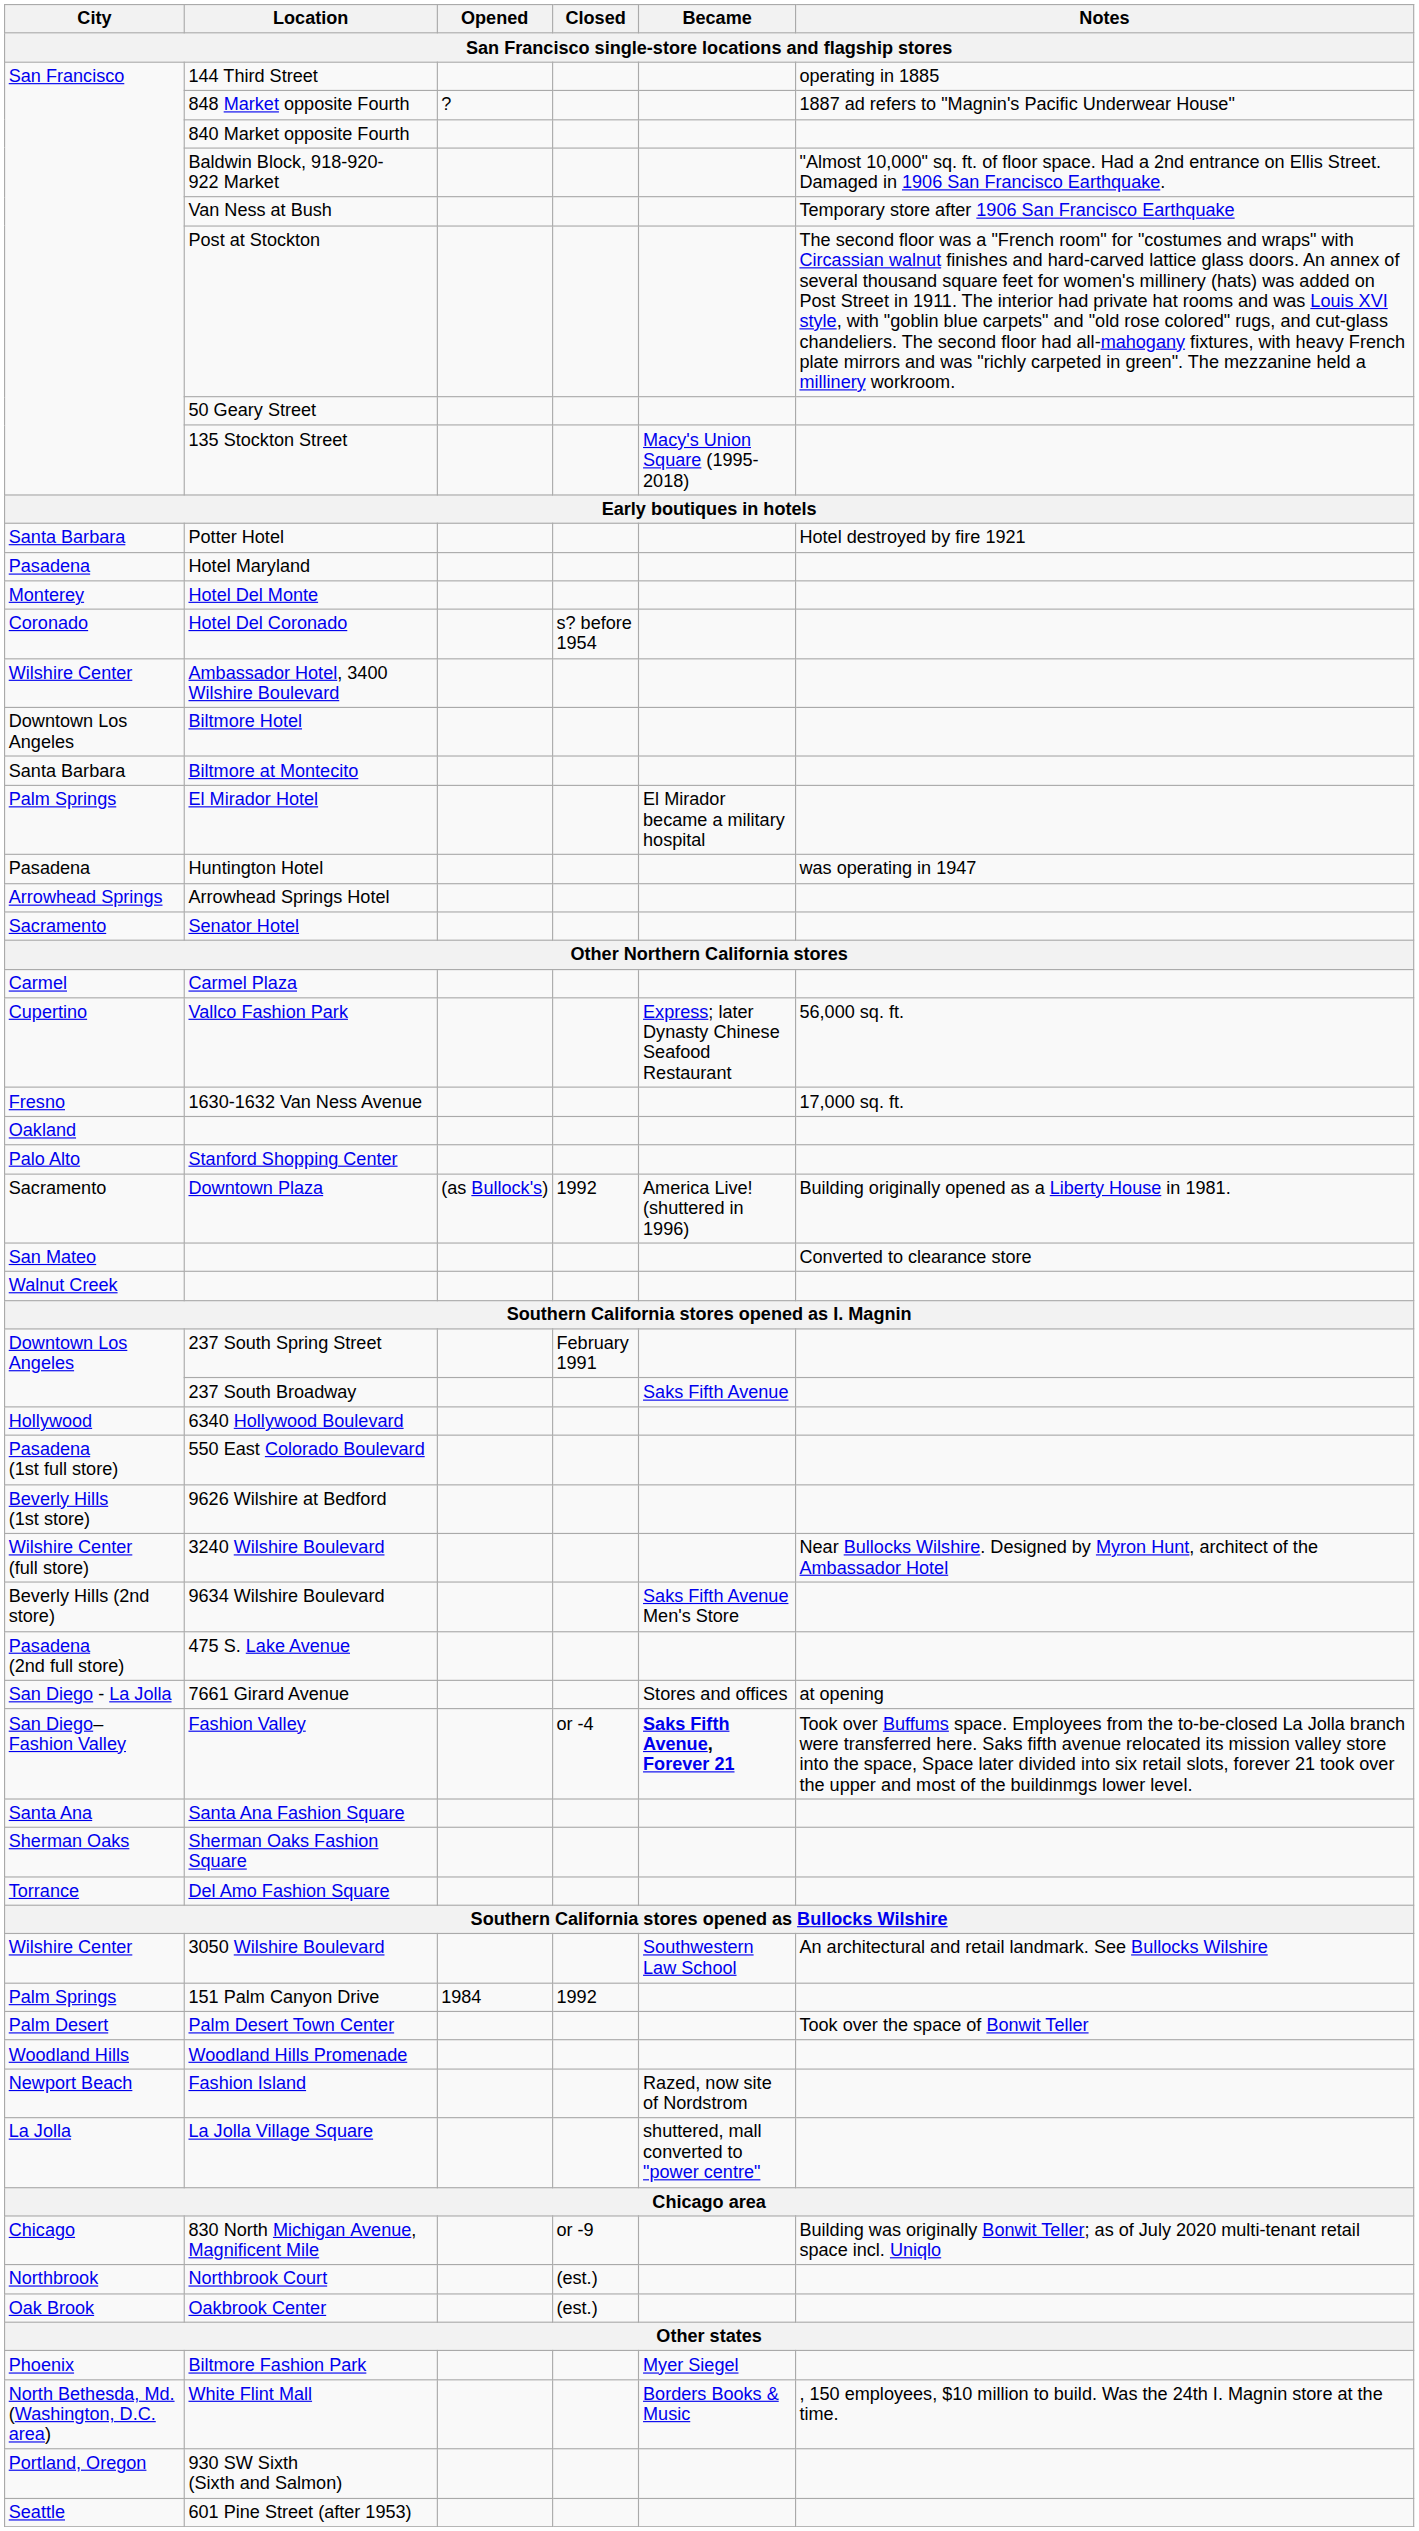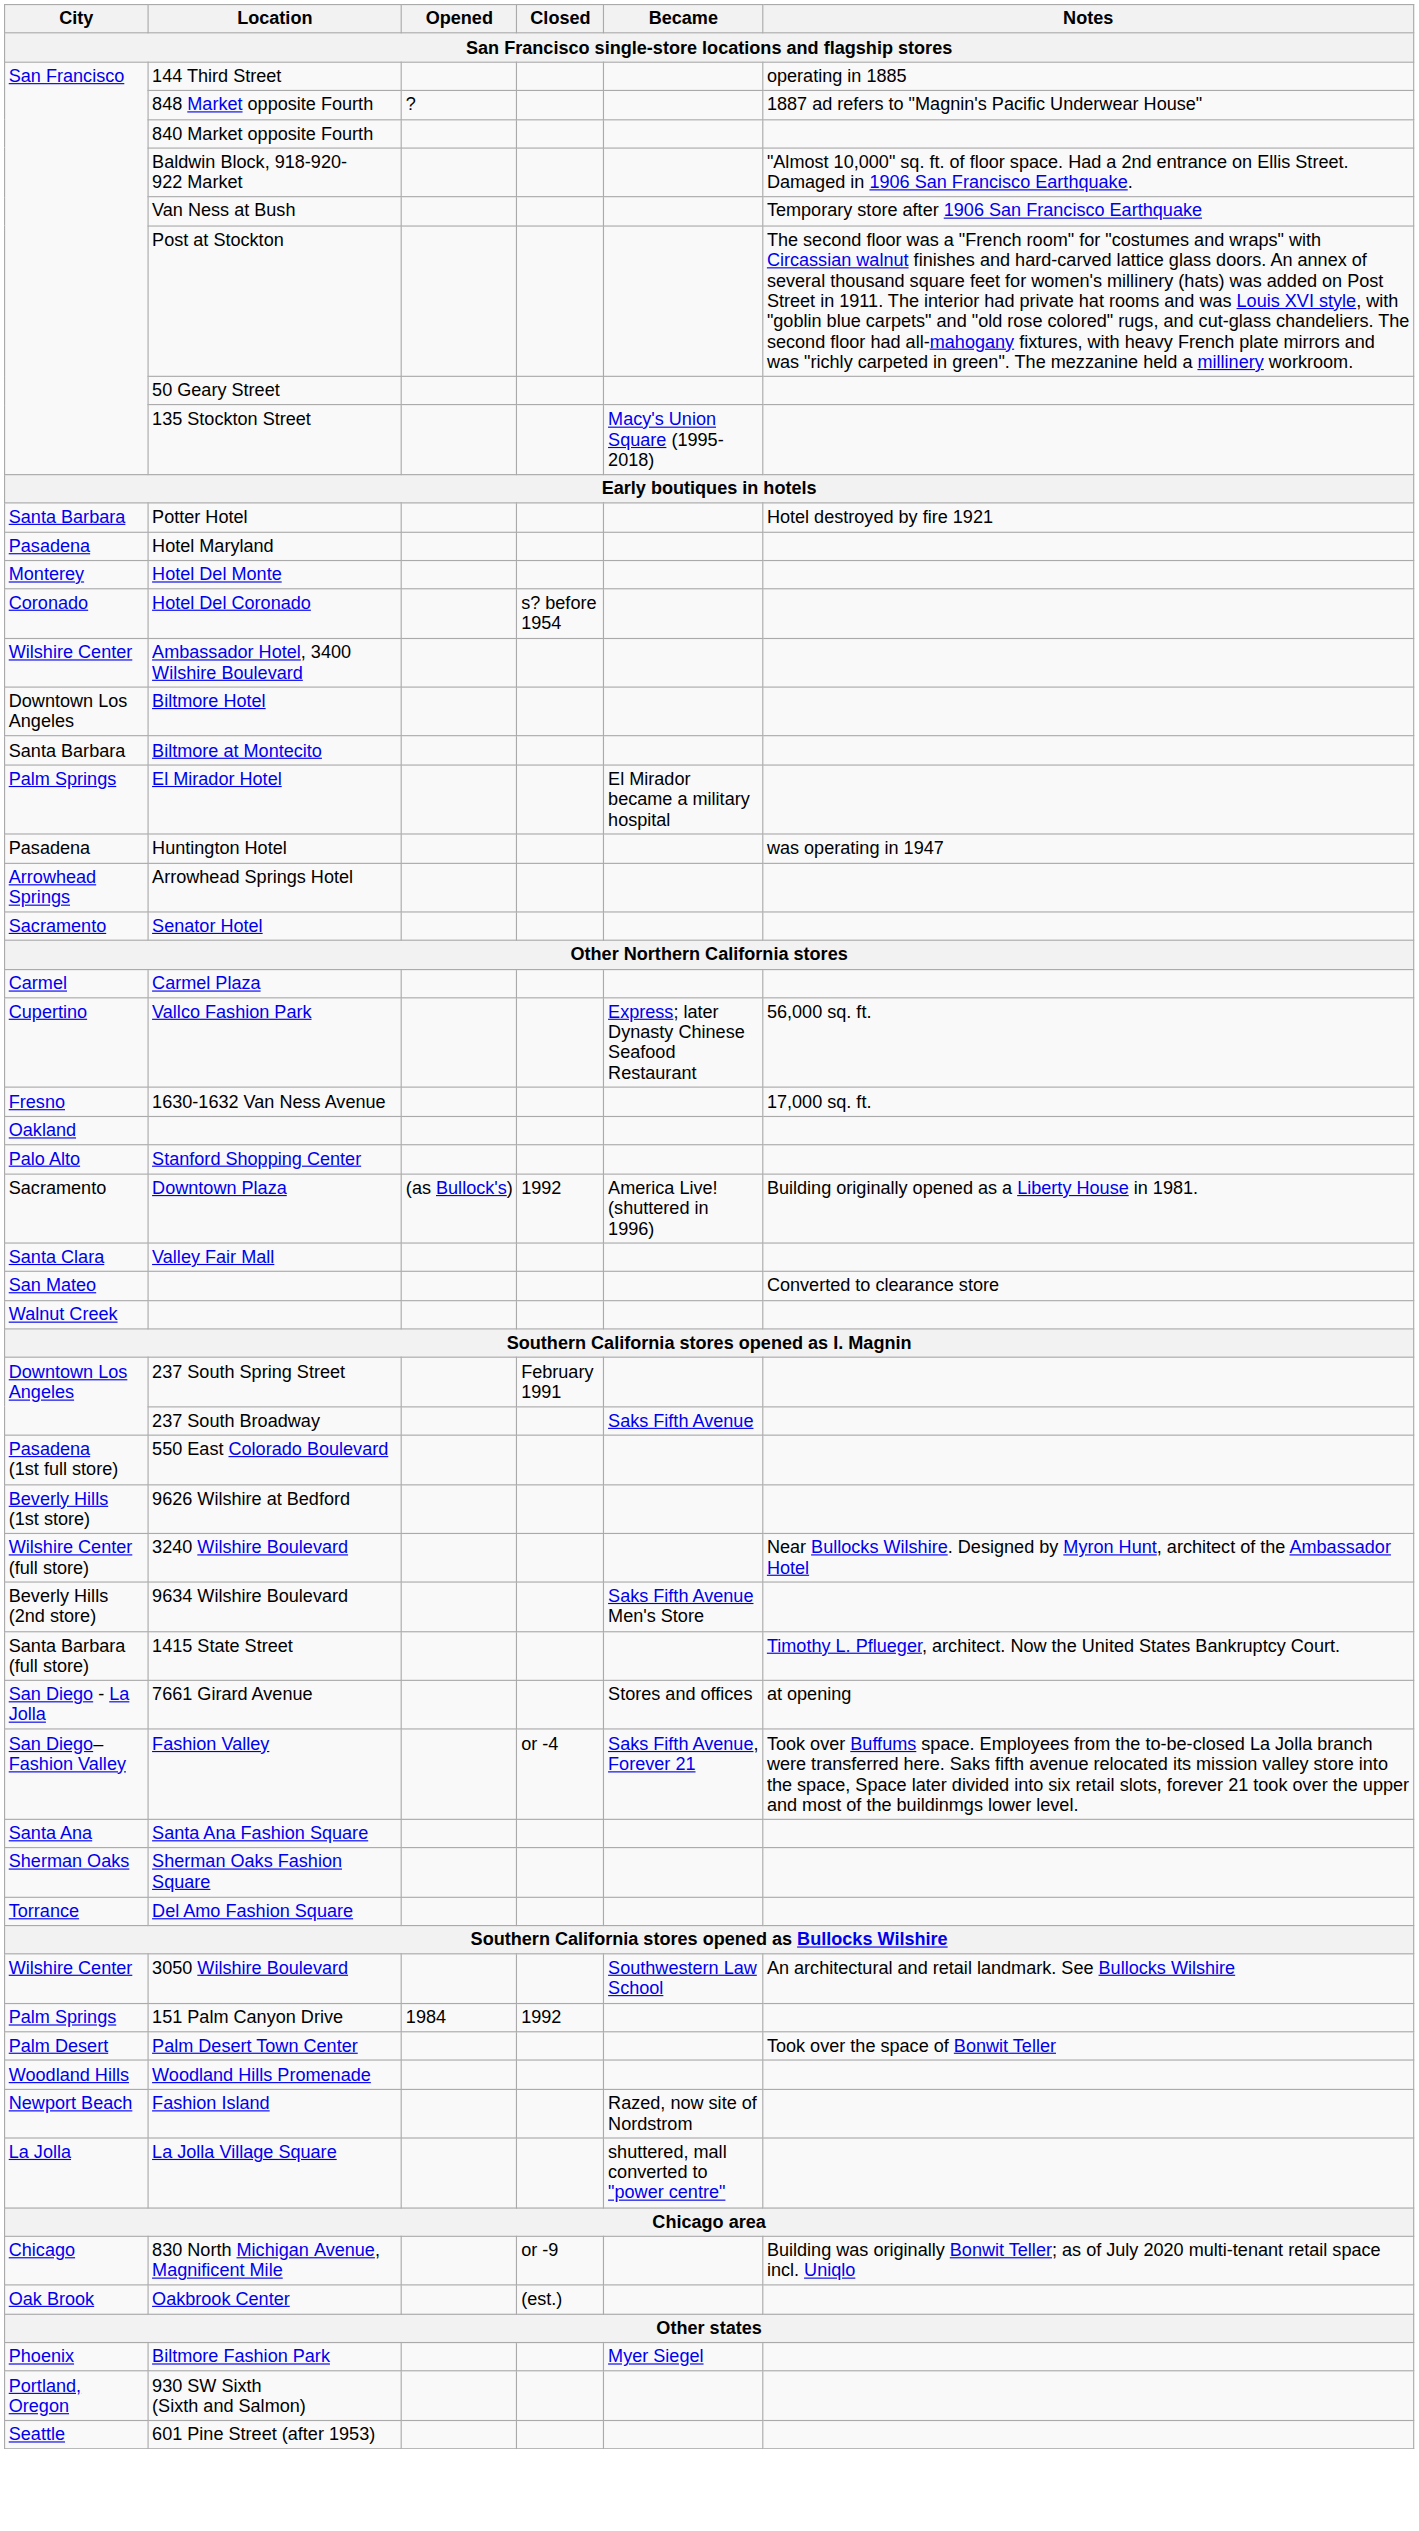+ row: (56, 1257)
- row: (50, 1420)
+ row: (67, 1655)
- row: (67, 1655)
(689, 1743) bold -> (683, 1753) normal
- row: (53, 2279)
- row: (92, 2414)
